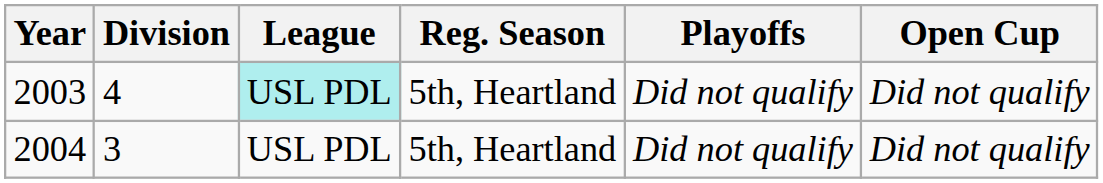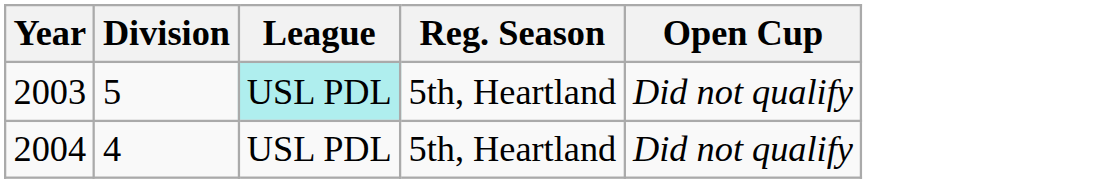- column: (743, 33)
(112, 90) 4 -> (112, 90) 5
(112, 148) 3 -> (112, 148) 4
